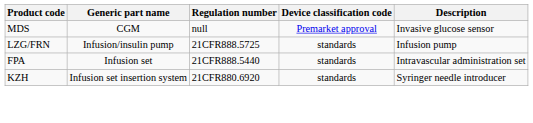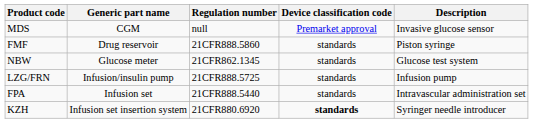+ row: (18, 45)
+ row: (19, 61)
(337, 77) normal -> (337, 110) bold
